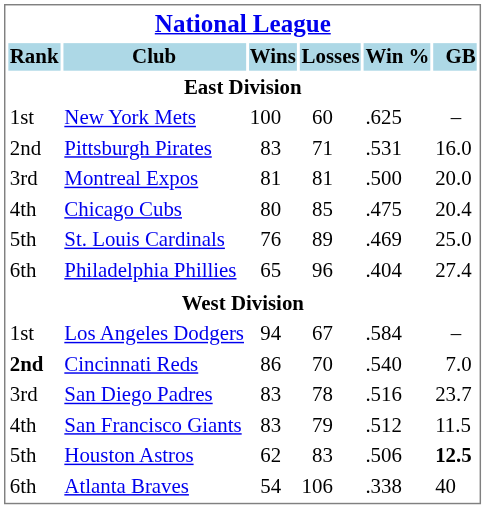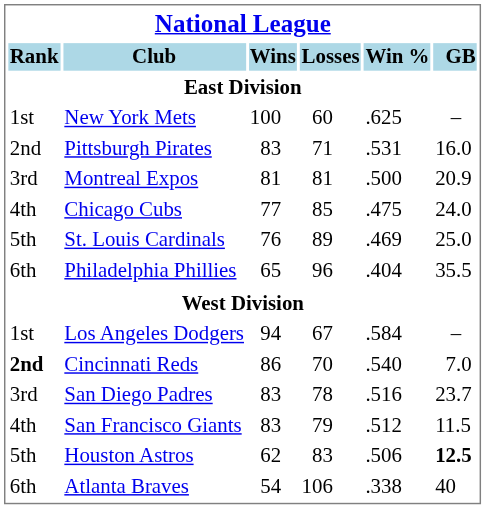(453, 178) 20.0 -> (453, 178) 20.9
(265, 208) 80 -> (265, 208) 77
(453, 208) 20.4 -> (453, 208) 24.0
(453, 269) 27.4 -> (453, 269) 35.5
